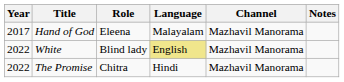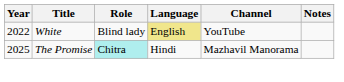- row: (65, 31)
(256, 49) Mazhavil Manorama -> (224, 31) YouTube
(18, 67) 2022 -> (18, 49) 2025
(114, 67) no background -> (112, 49) paleturquoise background
